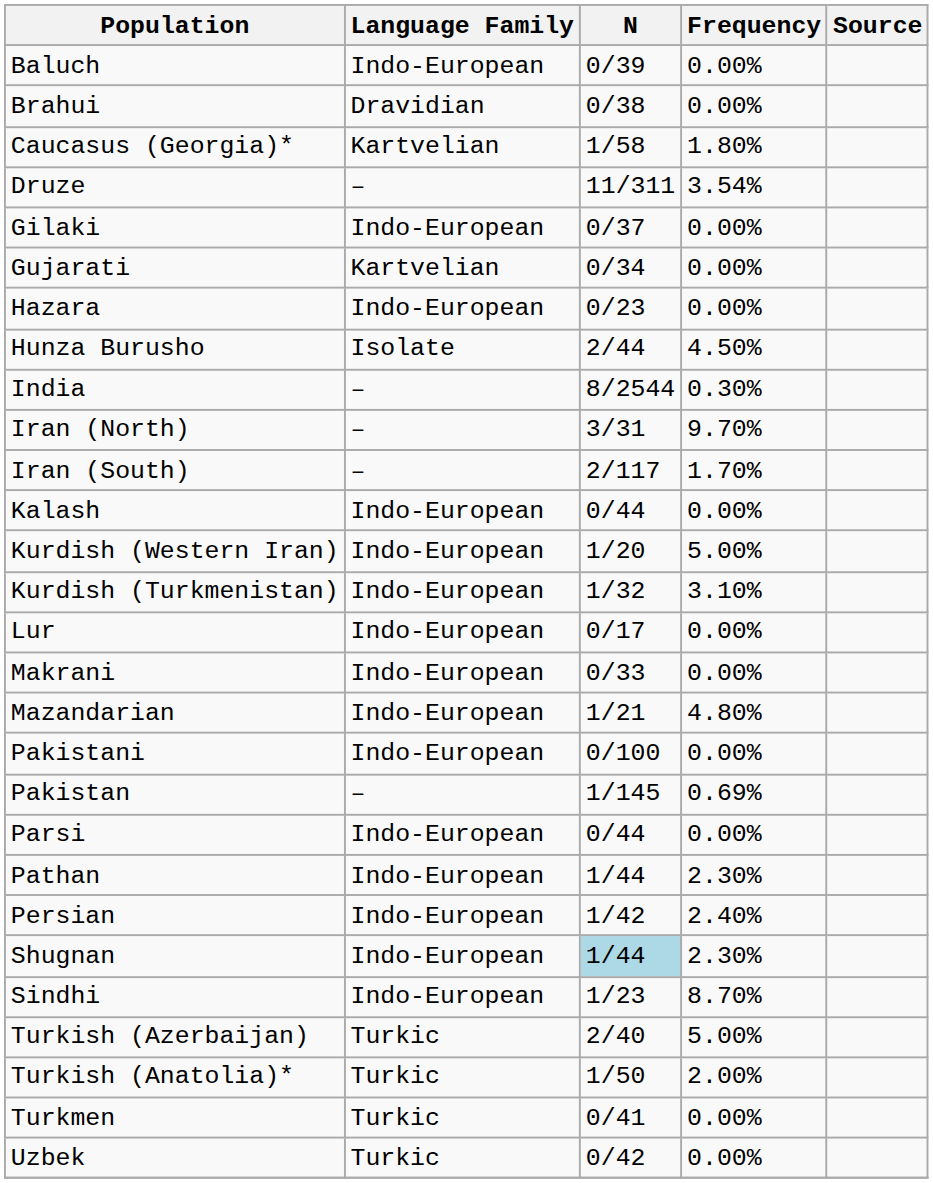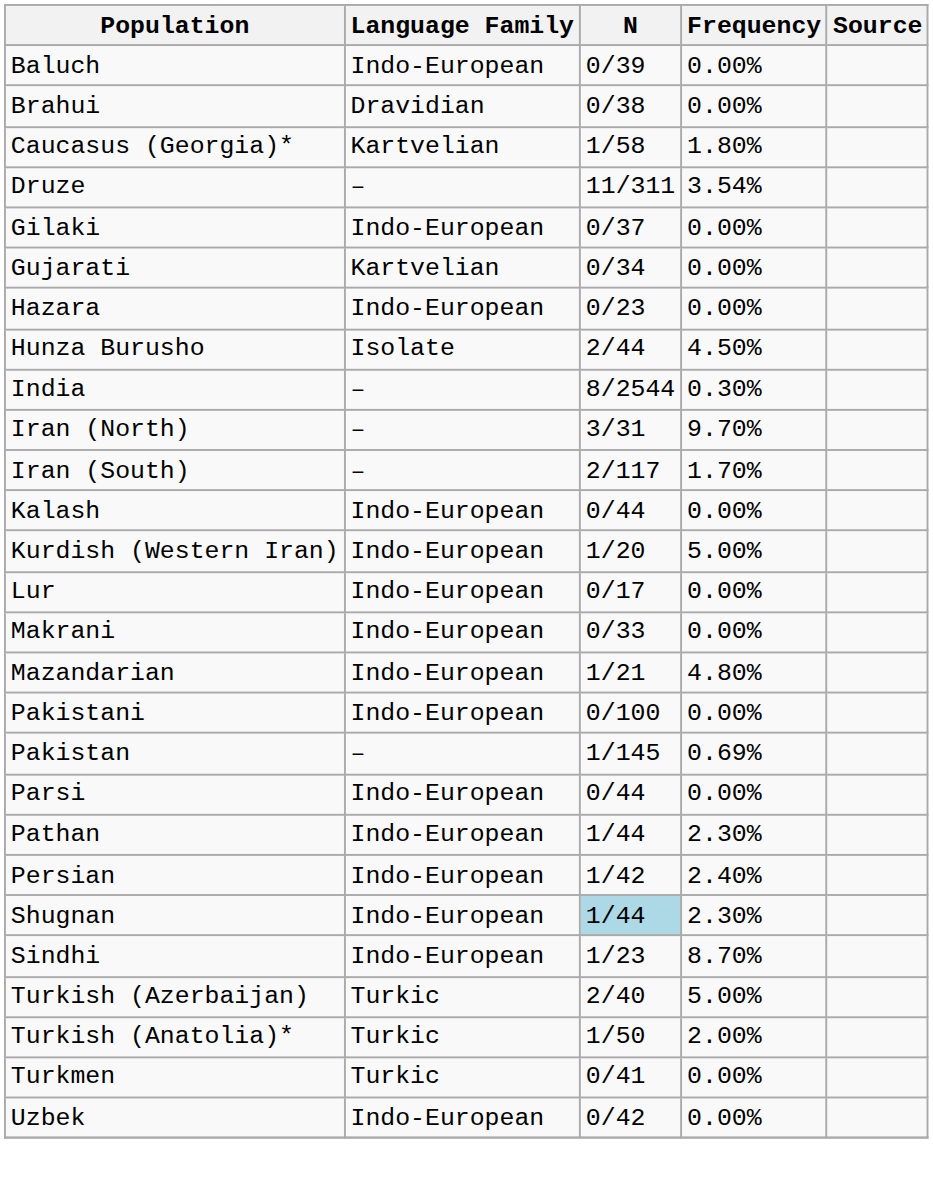- row: (175, 592)
(395, 1158) Turkic -> (447, 1118) Indo-European
